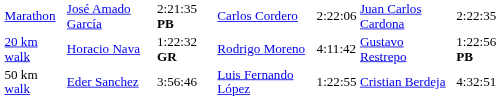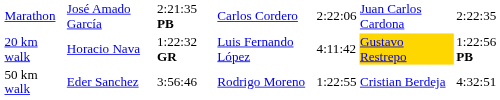(261, 49) Rodrigo Moreno -> (255, 49) Luis Fernando López
(383, 49) no background -> (383, 49) gold background
(255, 81) Luis Fernando López -> (261, 81) Rodrigo Moreno
